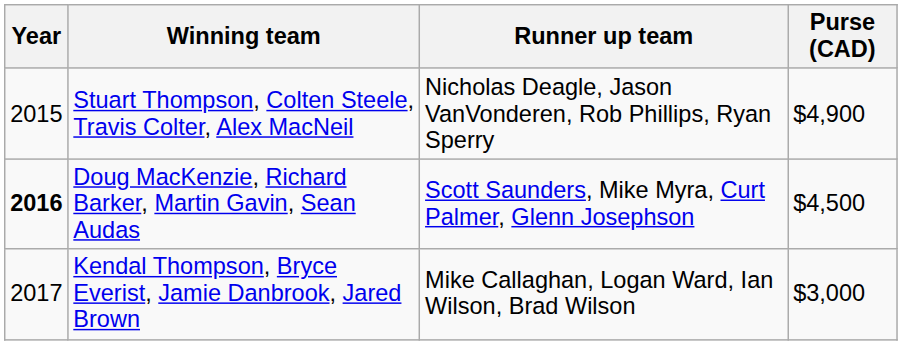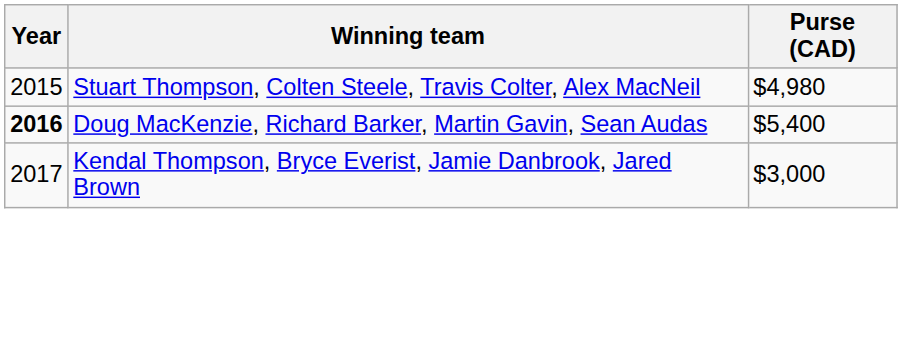- column: (604, 36)
(829, 113) $4,900 -> (789, 86) $4,980
(829, 203) $4,500 -> (789, 124) $5,400
